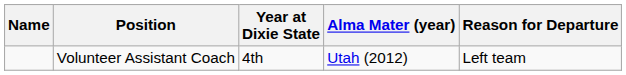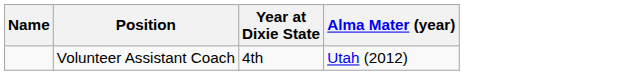- column: (540, 25)
